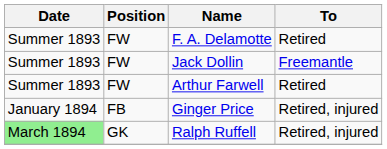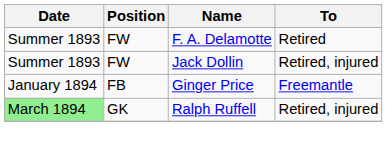(316, 62) Freemantle -> (328, 62) Retired, injured
- row: (218, 86)
(328, 109) Retired, injured -> (316, 86) Freemantle
